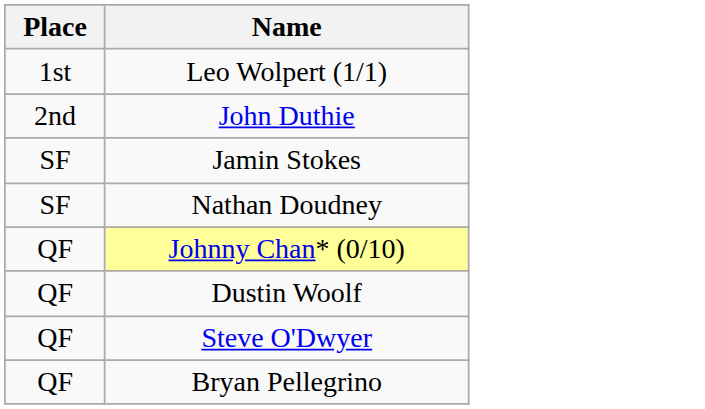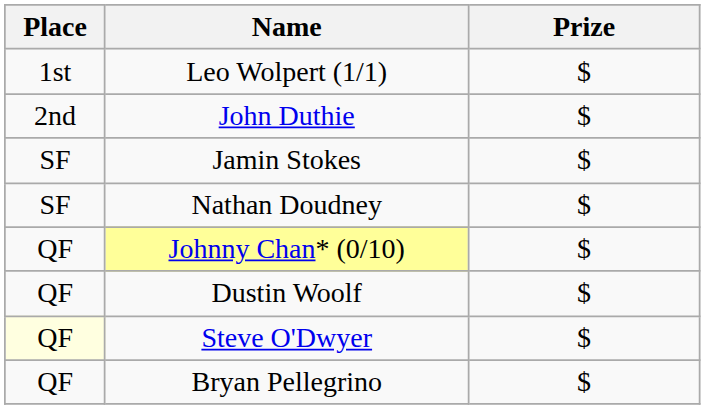+ column: (584, 26)
(55, 337) no background -> (55, 337) lightyellow background
